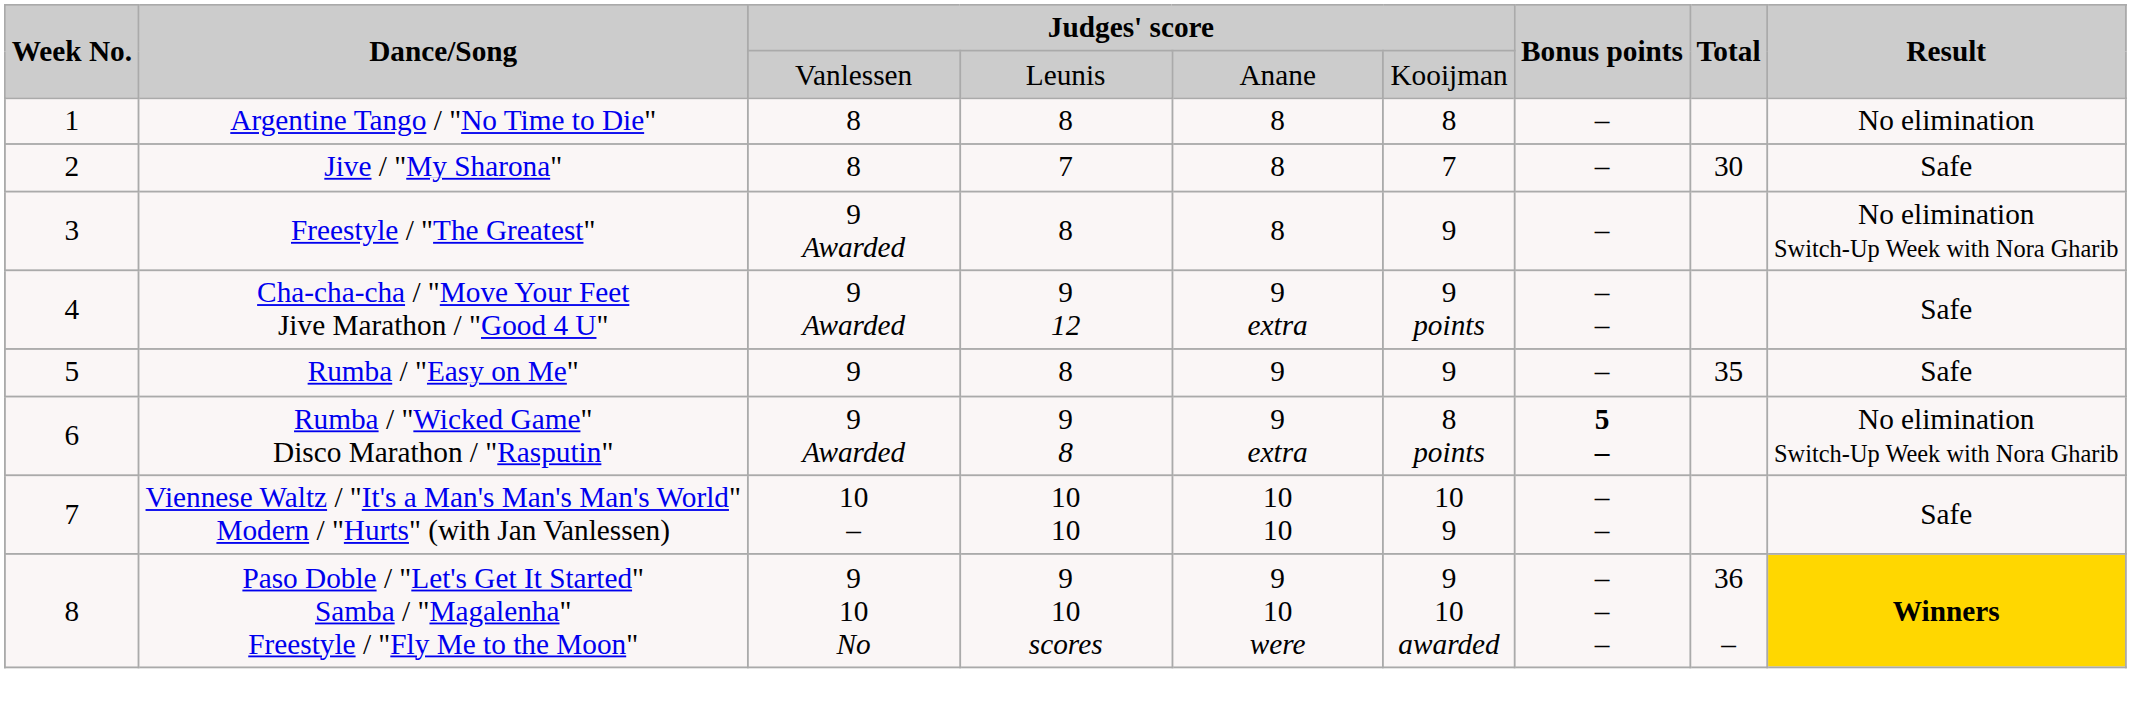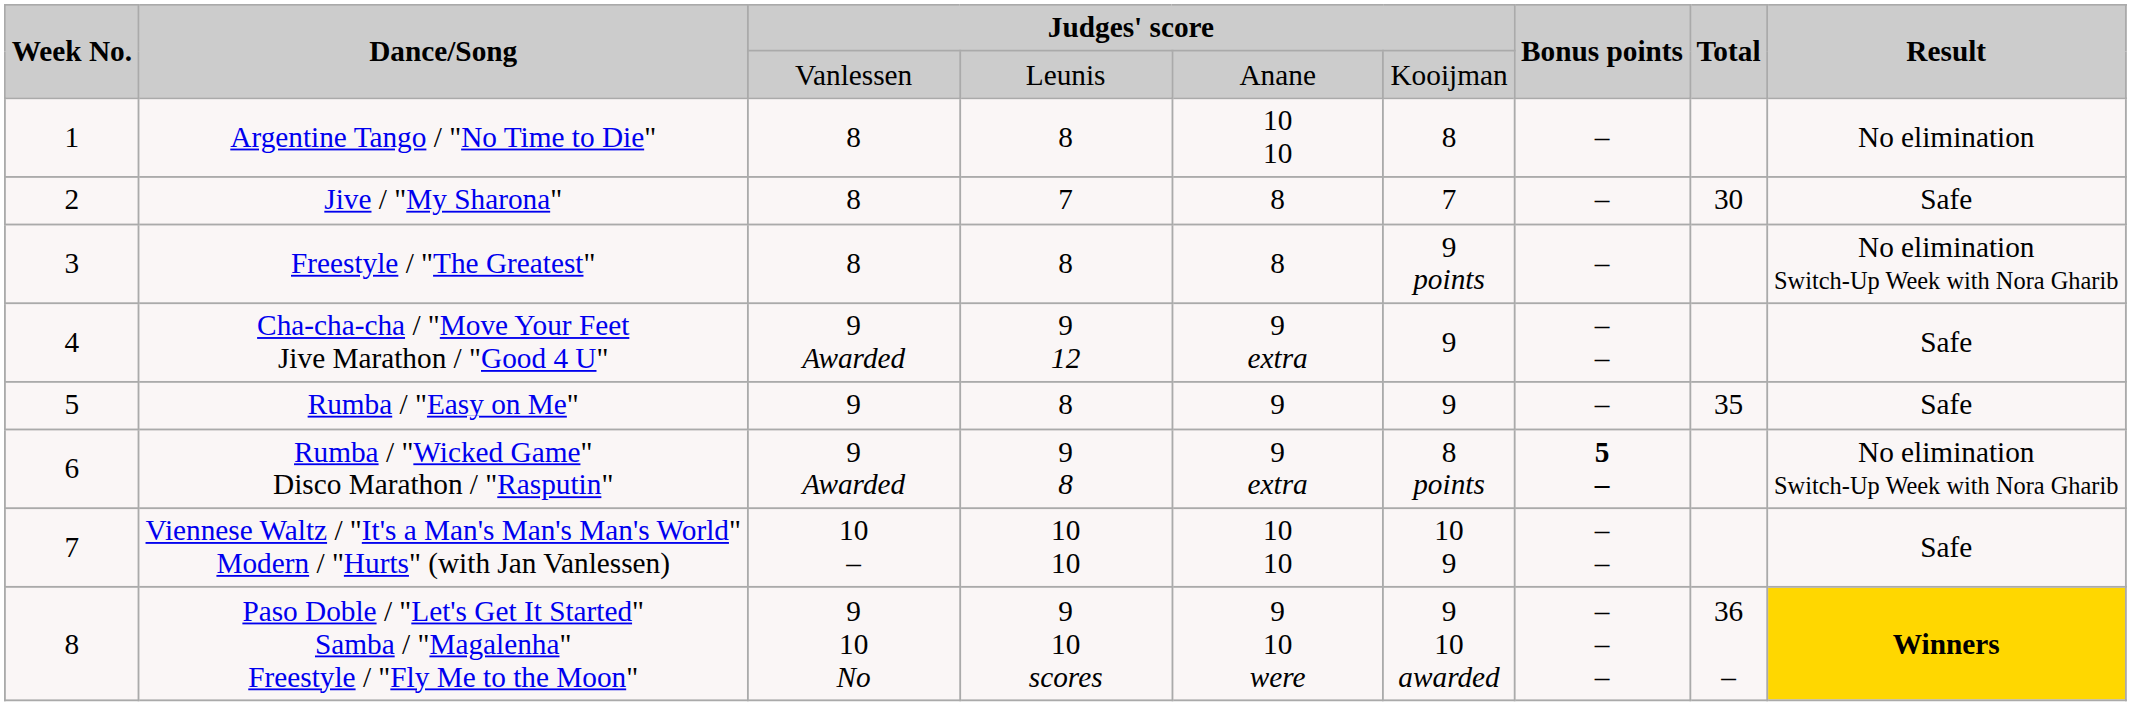(1278, 120) 8 -> (1278, 137) 10 10
(854, 229) 9 Awarded -> (854, 262) 8
(1449, 229) 9 -> (1449, 262) 9 points
(1449, 309) 9 points -> (1449, 342) 9
